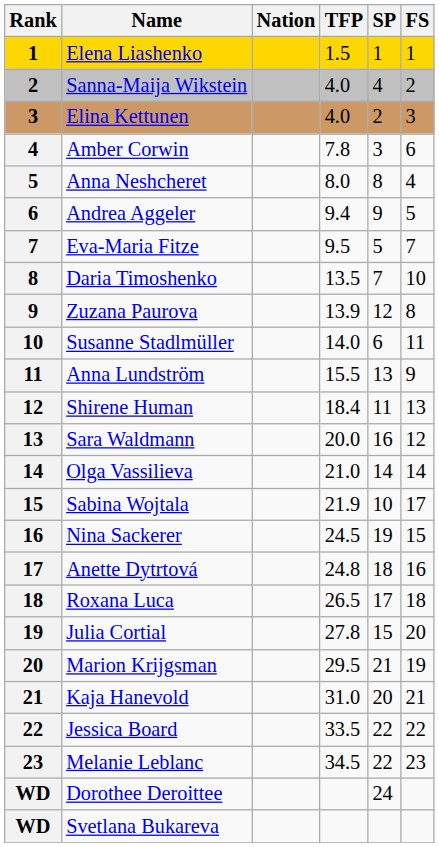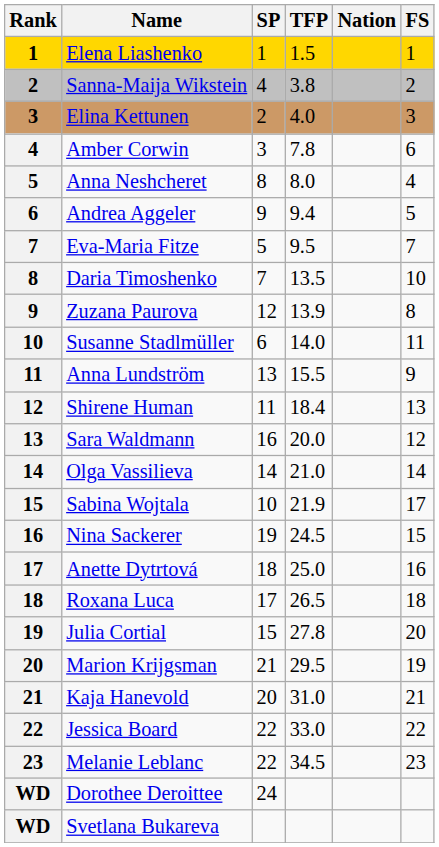columns swapped: (286, 20) <-> (384, 20)
(337, 85) 4.0 -> (302, 85) 3.8
(342, 568) 24.8 -> (307, 568) 25.0
(342, 729) 33.5 -> (307, 729) 33.0
